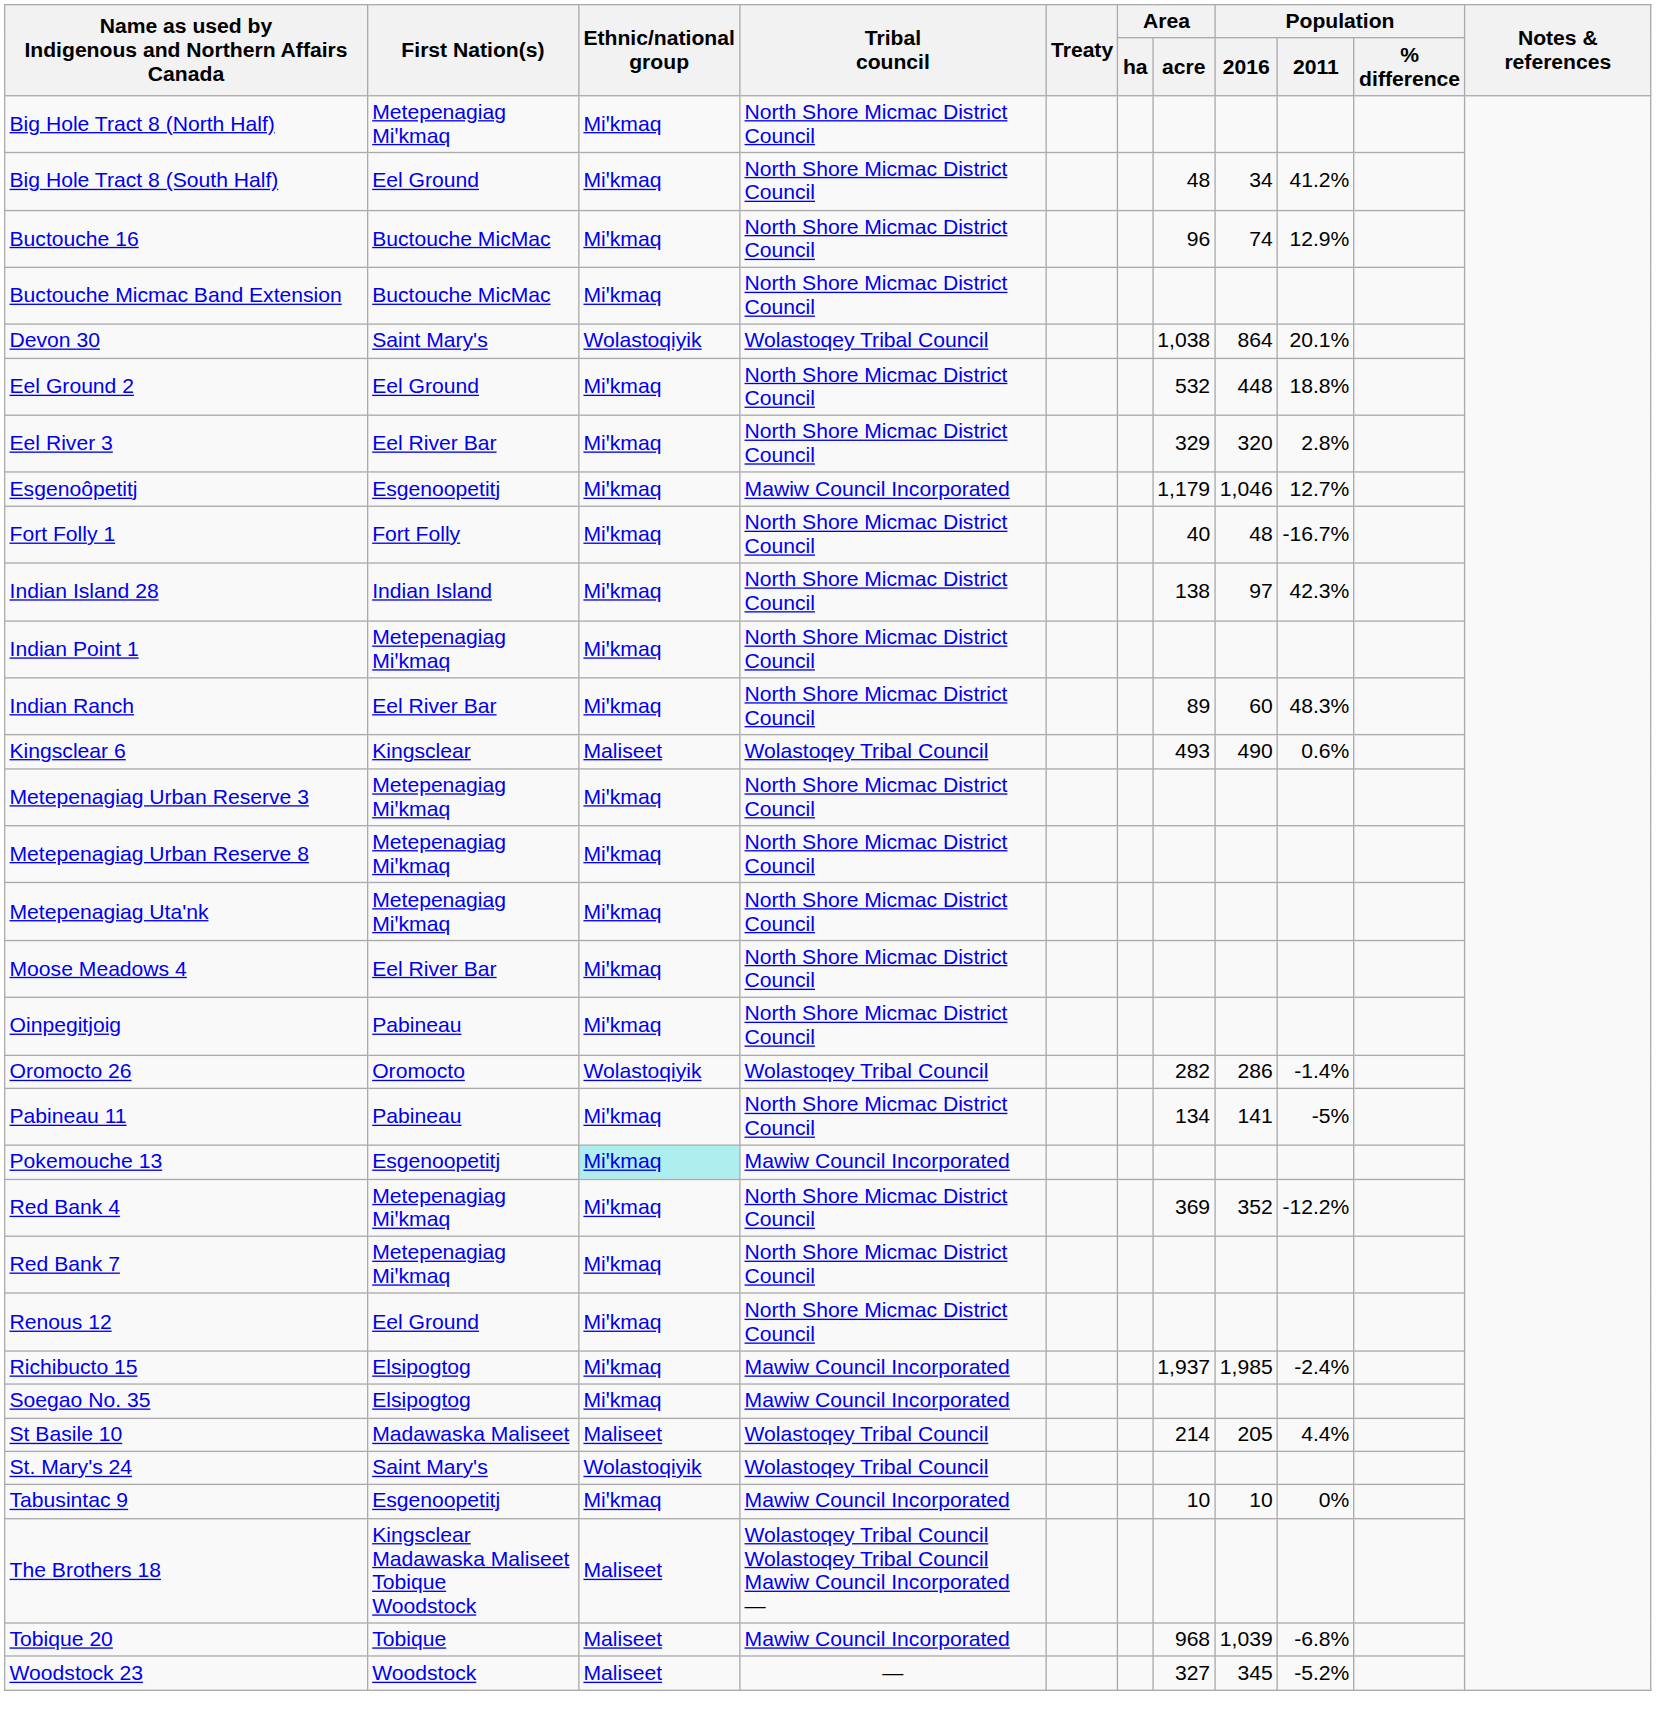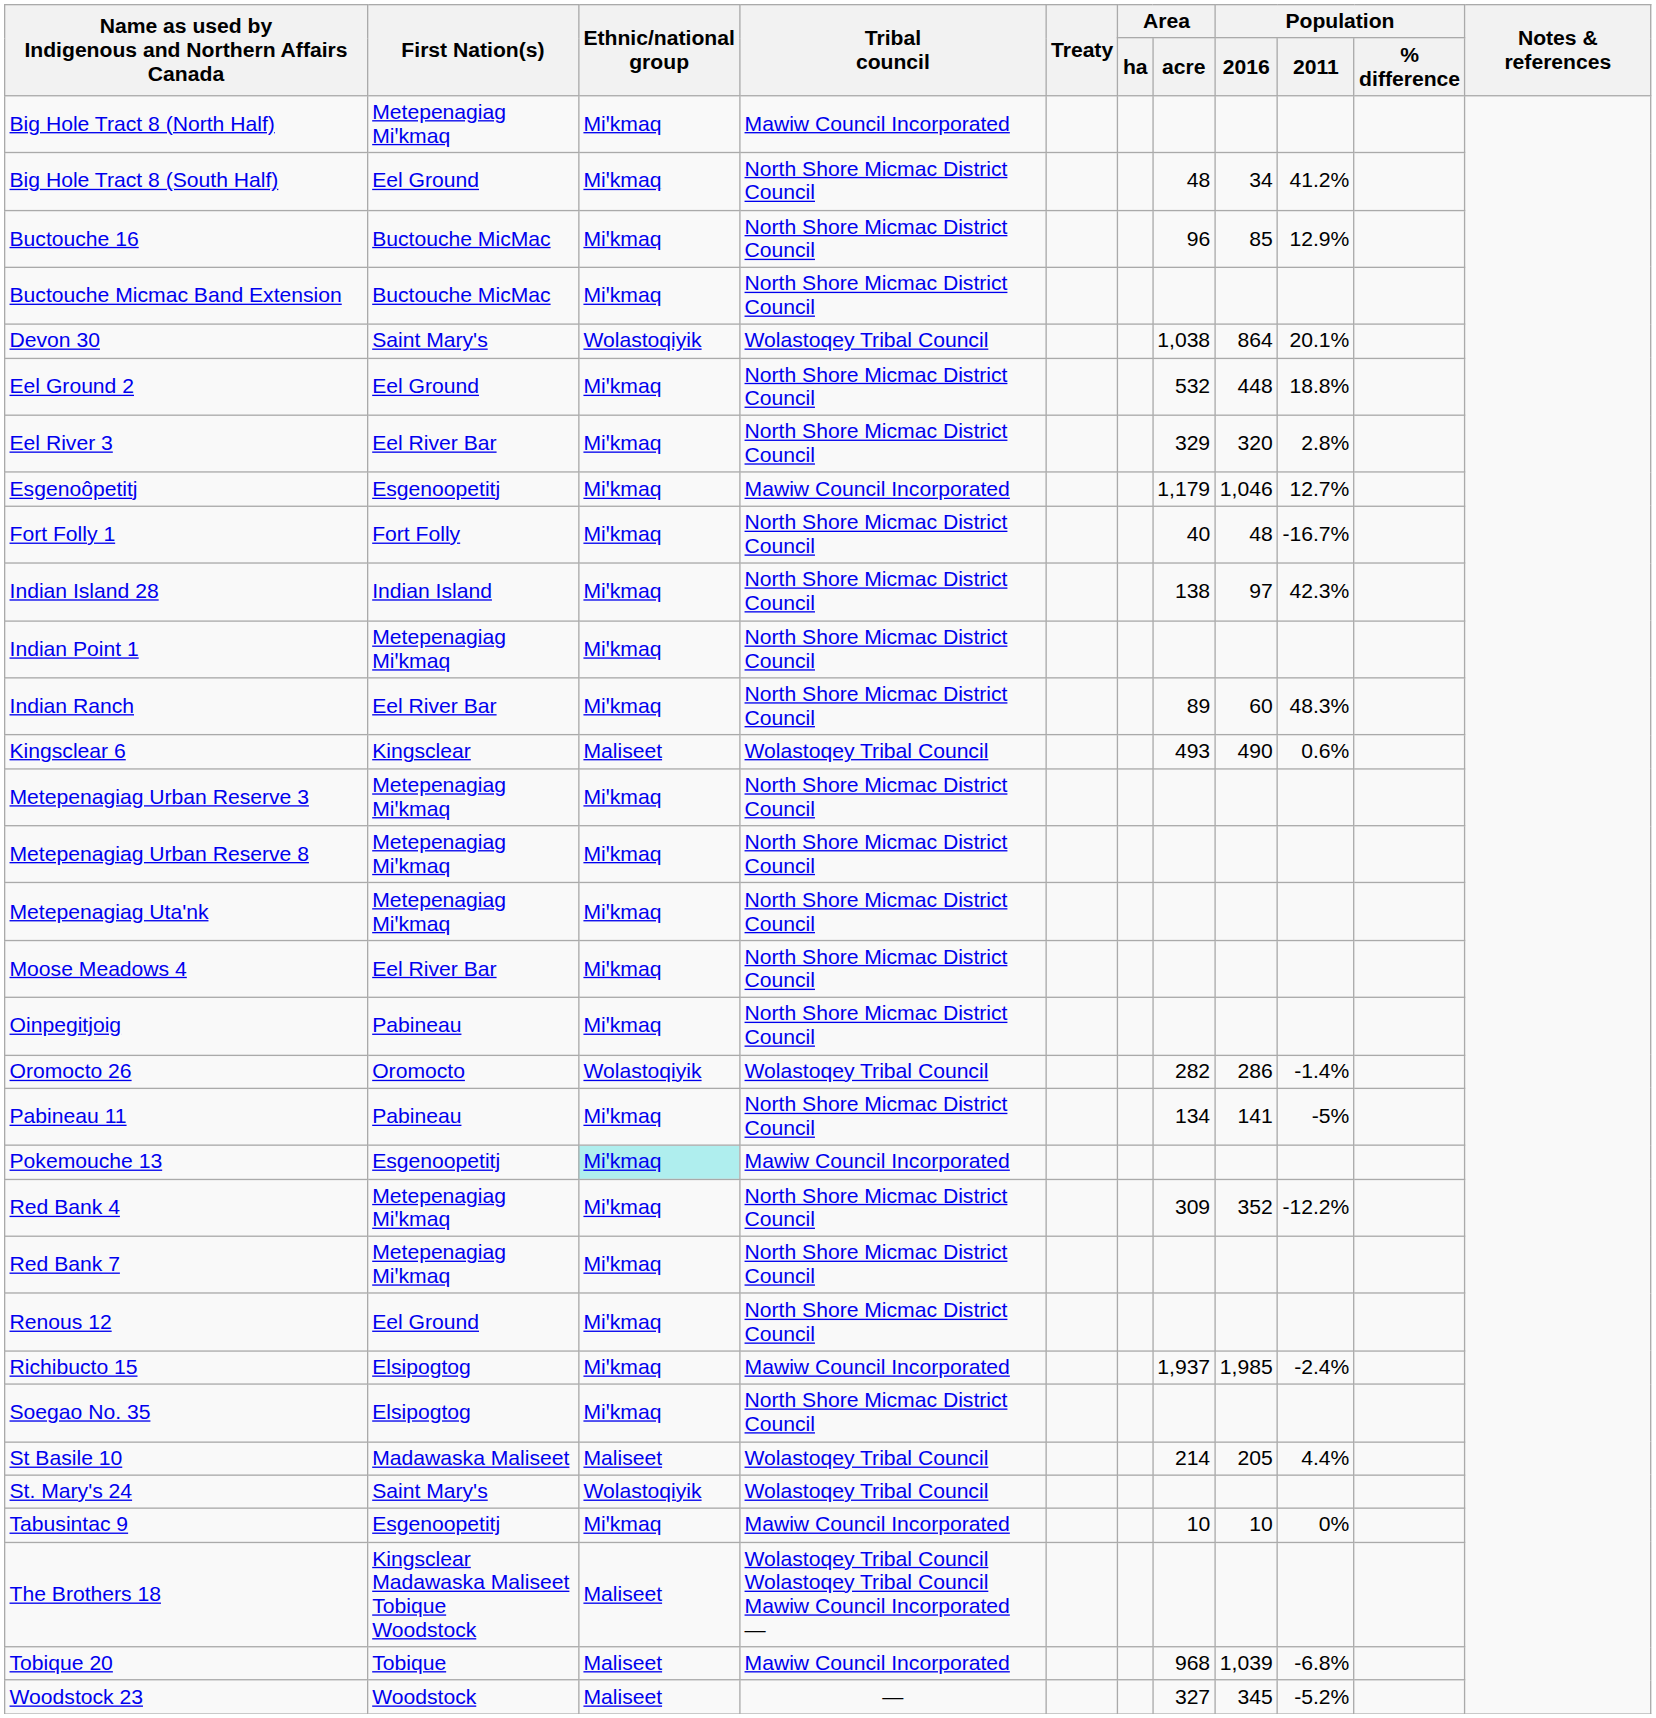(876, 123) North Shore Micmac District Council -> (877, 123) Mawiw Council Incorporated
(1261, 238) 74 -> (1261, 238) 85
(1193, 1207) 369 -> (1193, 1207) 309
(877, 1400) Mawiw Council Incorporated -> (876, 1412) North Shore Micmac District Council
